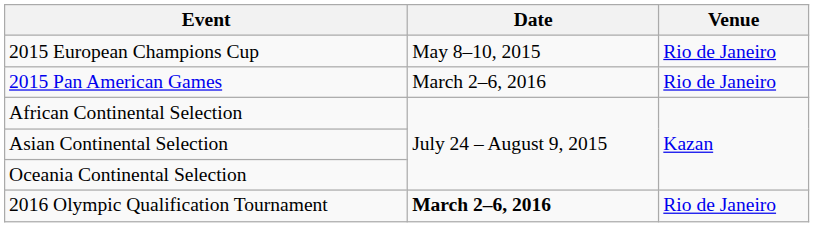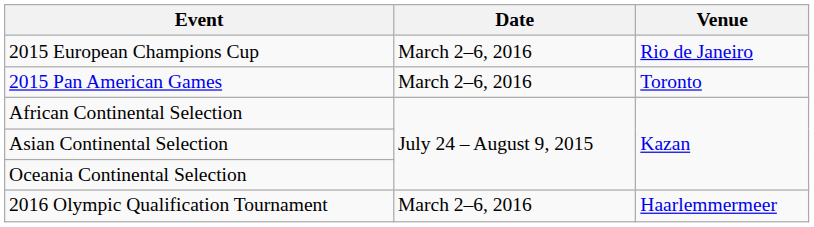(476, 50) May 8–10, 2015 -> (465, 50) March 2–6, 2016
(720, 81) Rio de Janeiro -> (671, 81) Toronto
(482, 205) bold -> (465, 205) normal
(720, 205) Rio de Janeiro -> (709, 205) Haarlemmermeer
